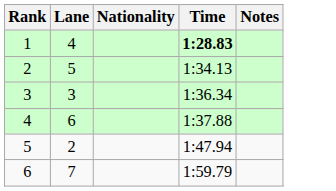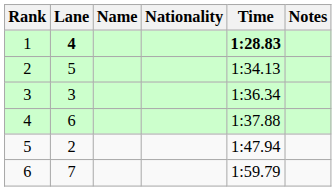+ column: (117, 17)
(72, 43) normal -> (72, 43) bold
